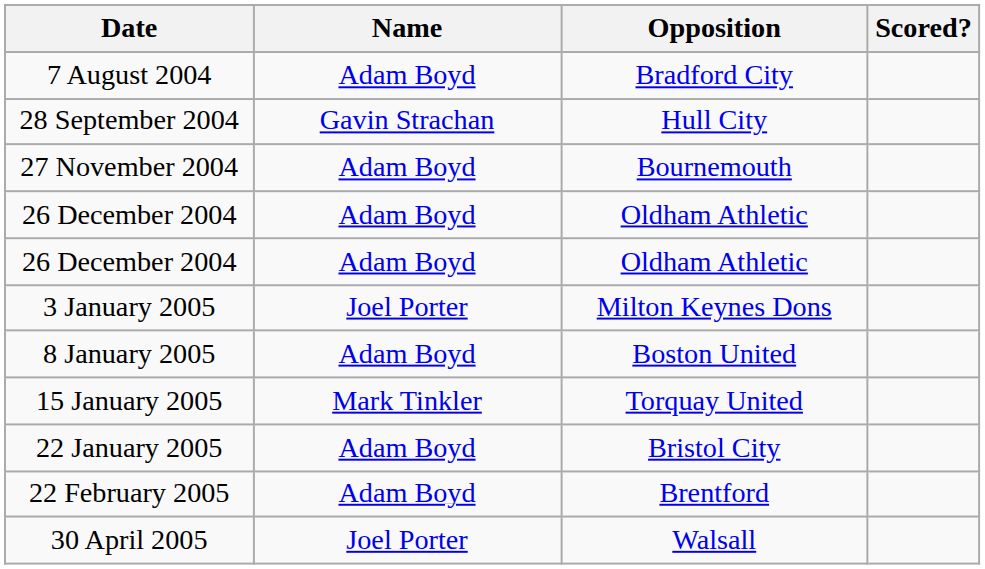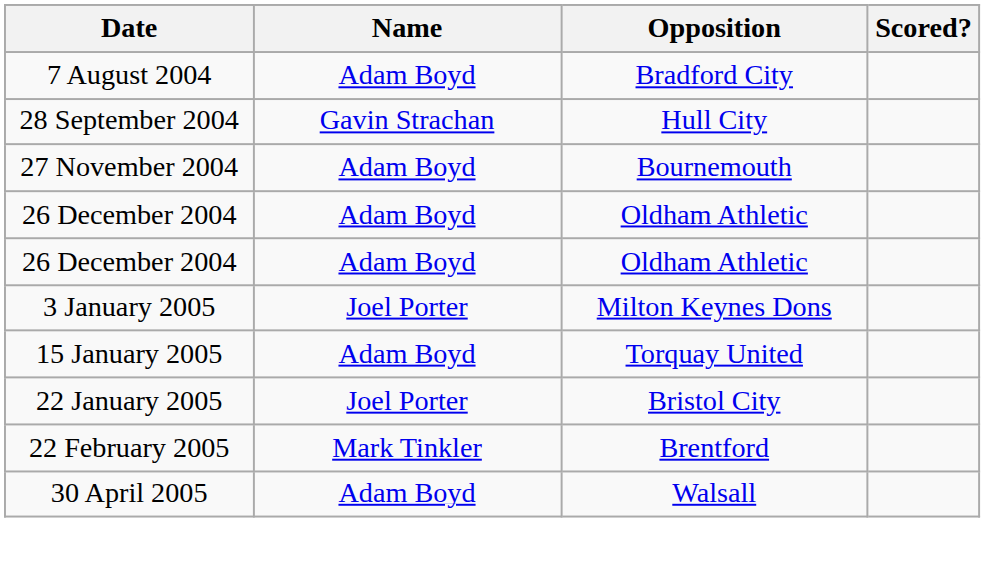- row: (129, 354)
(407, 400) Mark Tinkler -> (407, 354) Adam Boyd
(407, 447) Adam Boyd -> (407, 400) Joel Porter
(407, 493) Adam Boyd -> (407, 447) Mark Tinkler
(407, 540) Joel Porter -> (407, 493) Adam Boyd
